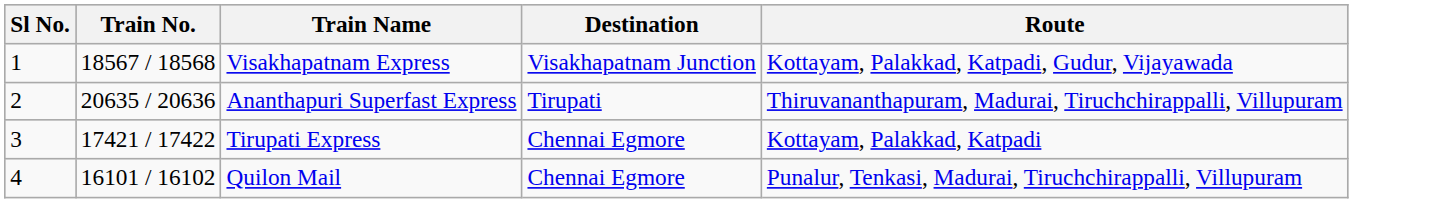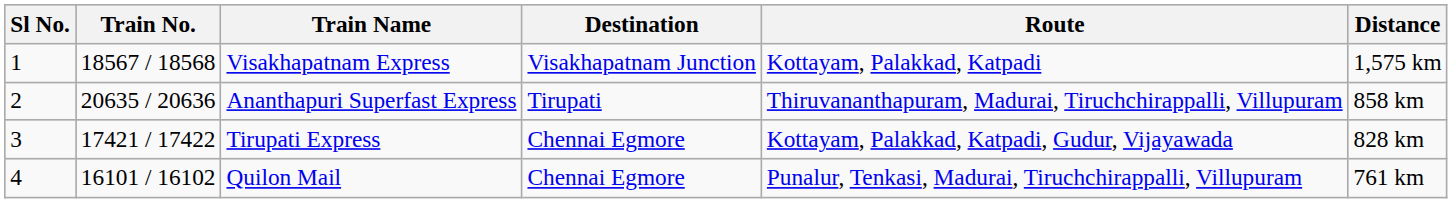+ column: (1398, 24)
(1000, 62) Kottayam, Palakkad, Katpadi, Gudur, Vijayawada -> (904, 62) Kottayam, Palakkad, Katpadi
(904, 139) Kottayam, Palakkad, Katpadi -> (1000, 139) Kottayam, Palakkad, Katpadi, Gudur, Vijayawada
